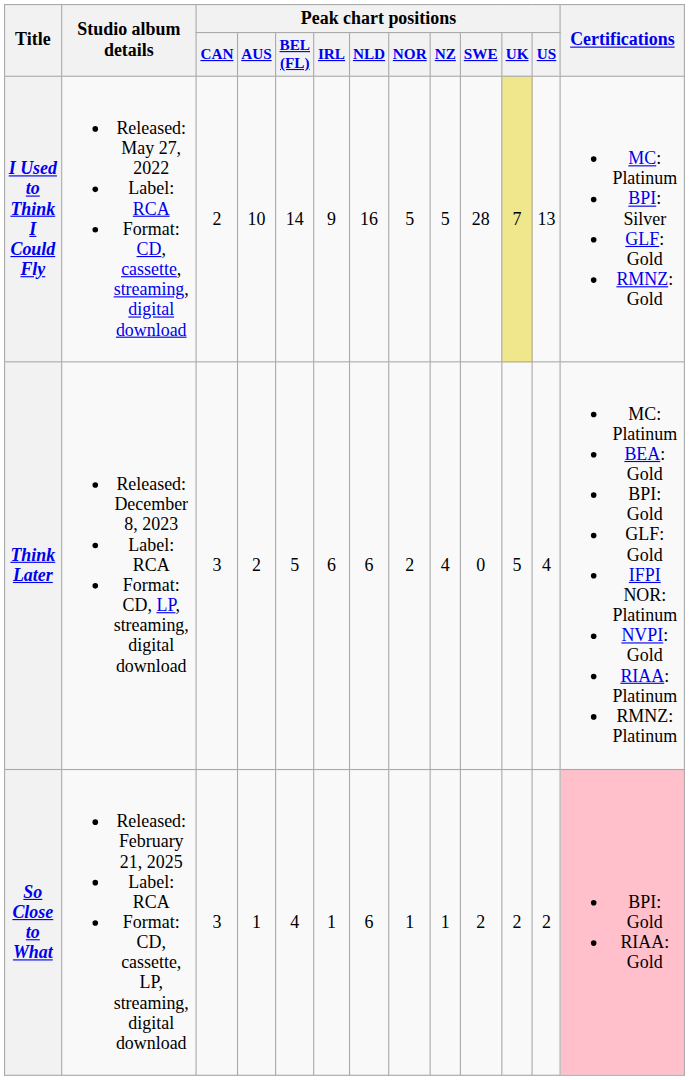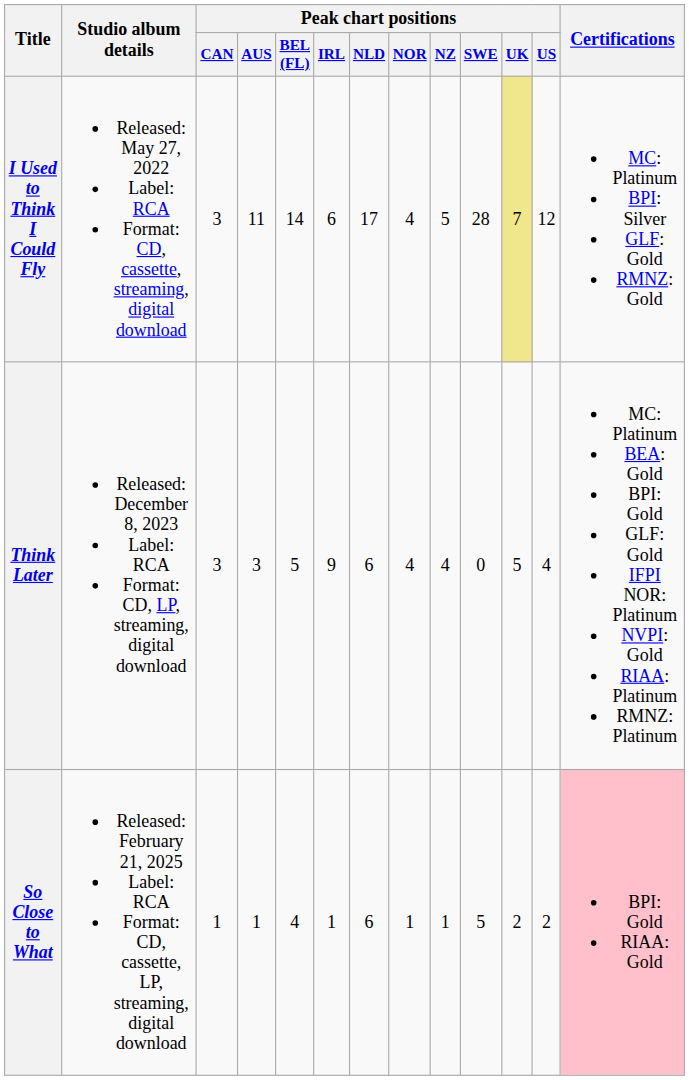(217, 218) 2 -> (217, 218) 3
(256, 218) 10 -> (256, 218) 11
(331, 218) 9 -> (331, 218) 6
(369, 218) 16 -> (369, 218) 17
(410, 218) 5 -> (410, 218) 4
(546, 218) 13 -> (546, 218) 12
(256, 565) 2 -> (256, 565) 3
(331, 565) 6 -> (331, 565) 9
(410, 565) 2 -> (410, 565) 4
(217, 922) 3 -> (217, 922) 1
(481, 922) 2 -> (481, 922) 5
